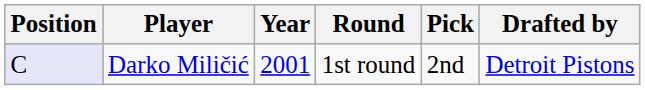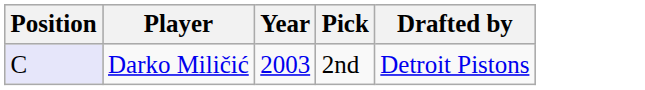- column: (368, 24)
(285, 63) 2001 -> (285, 63) 2003
